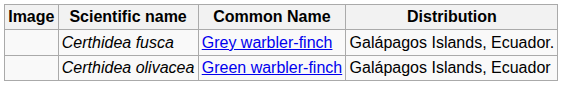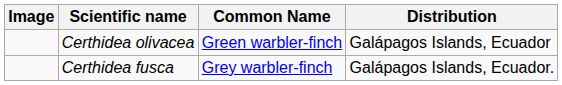rows swapped: (128, 67) <-> (118, 42)
